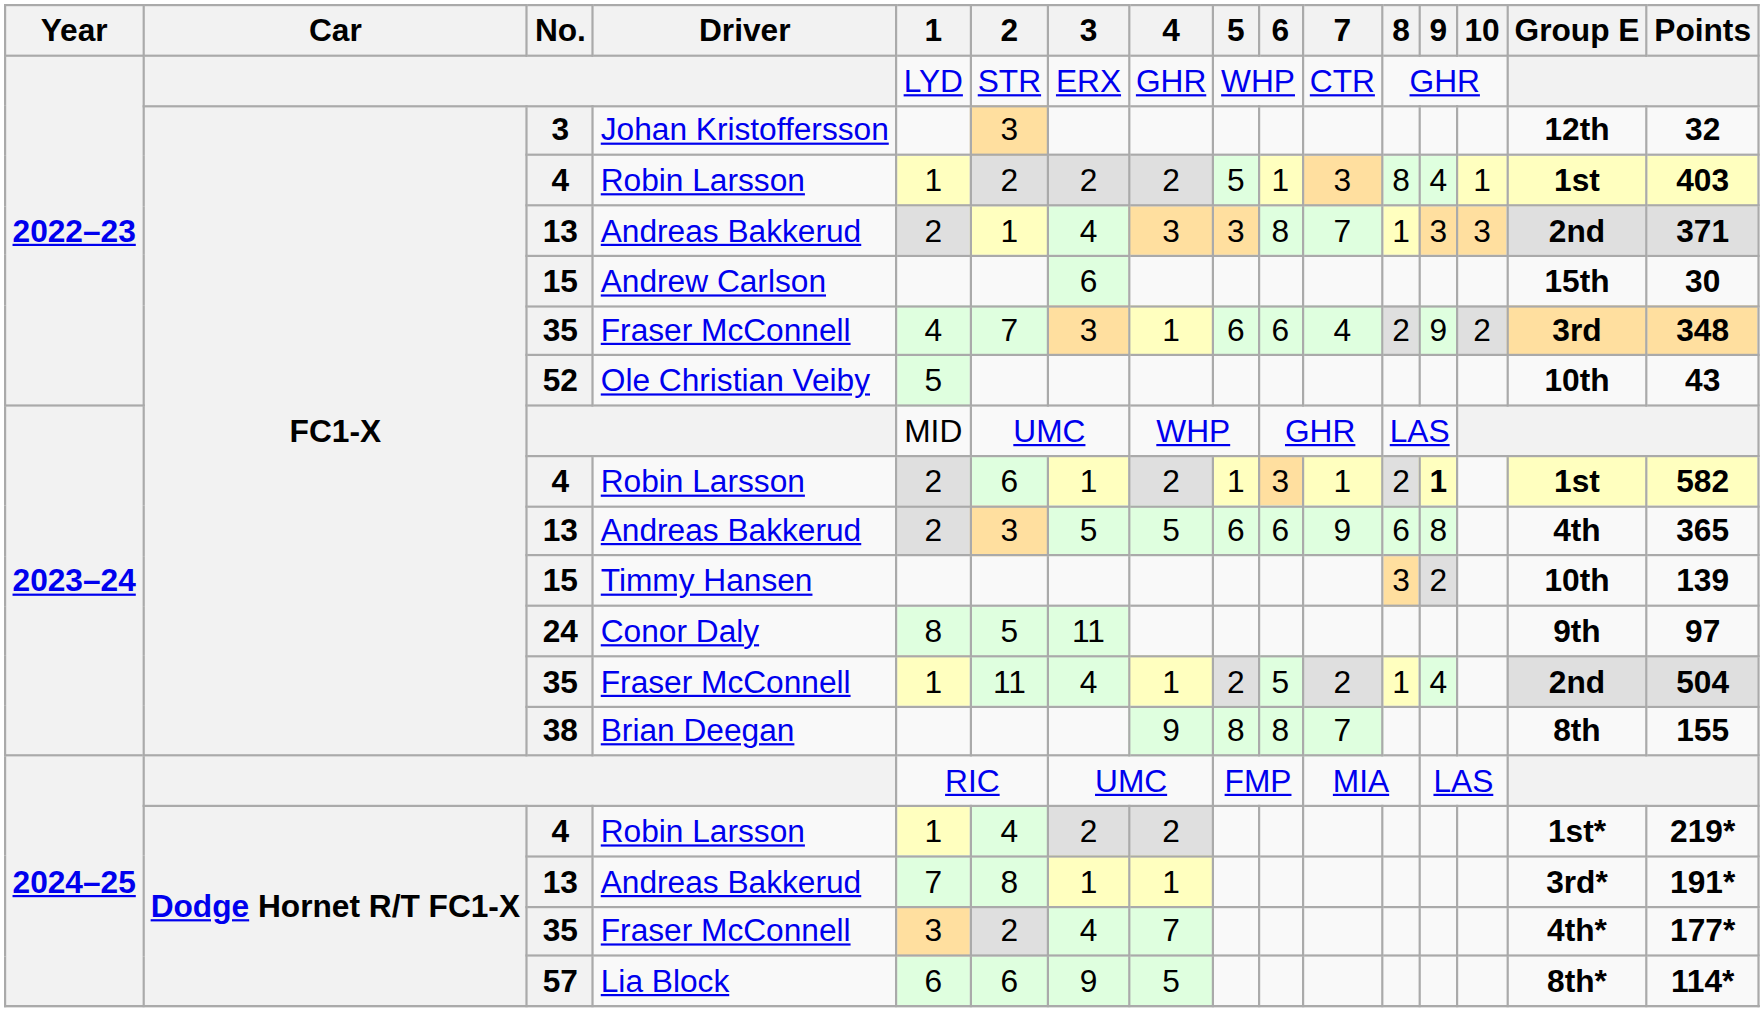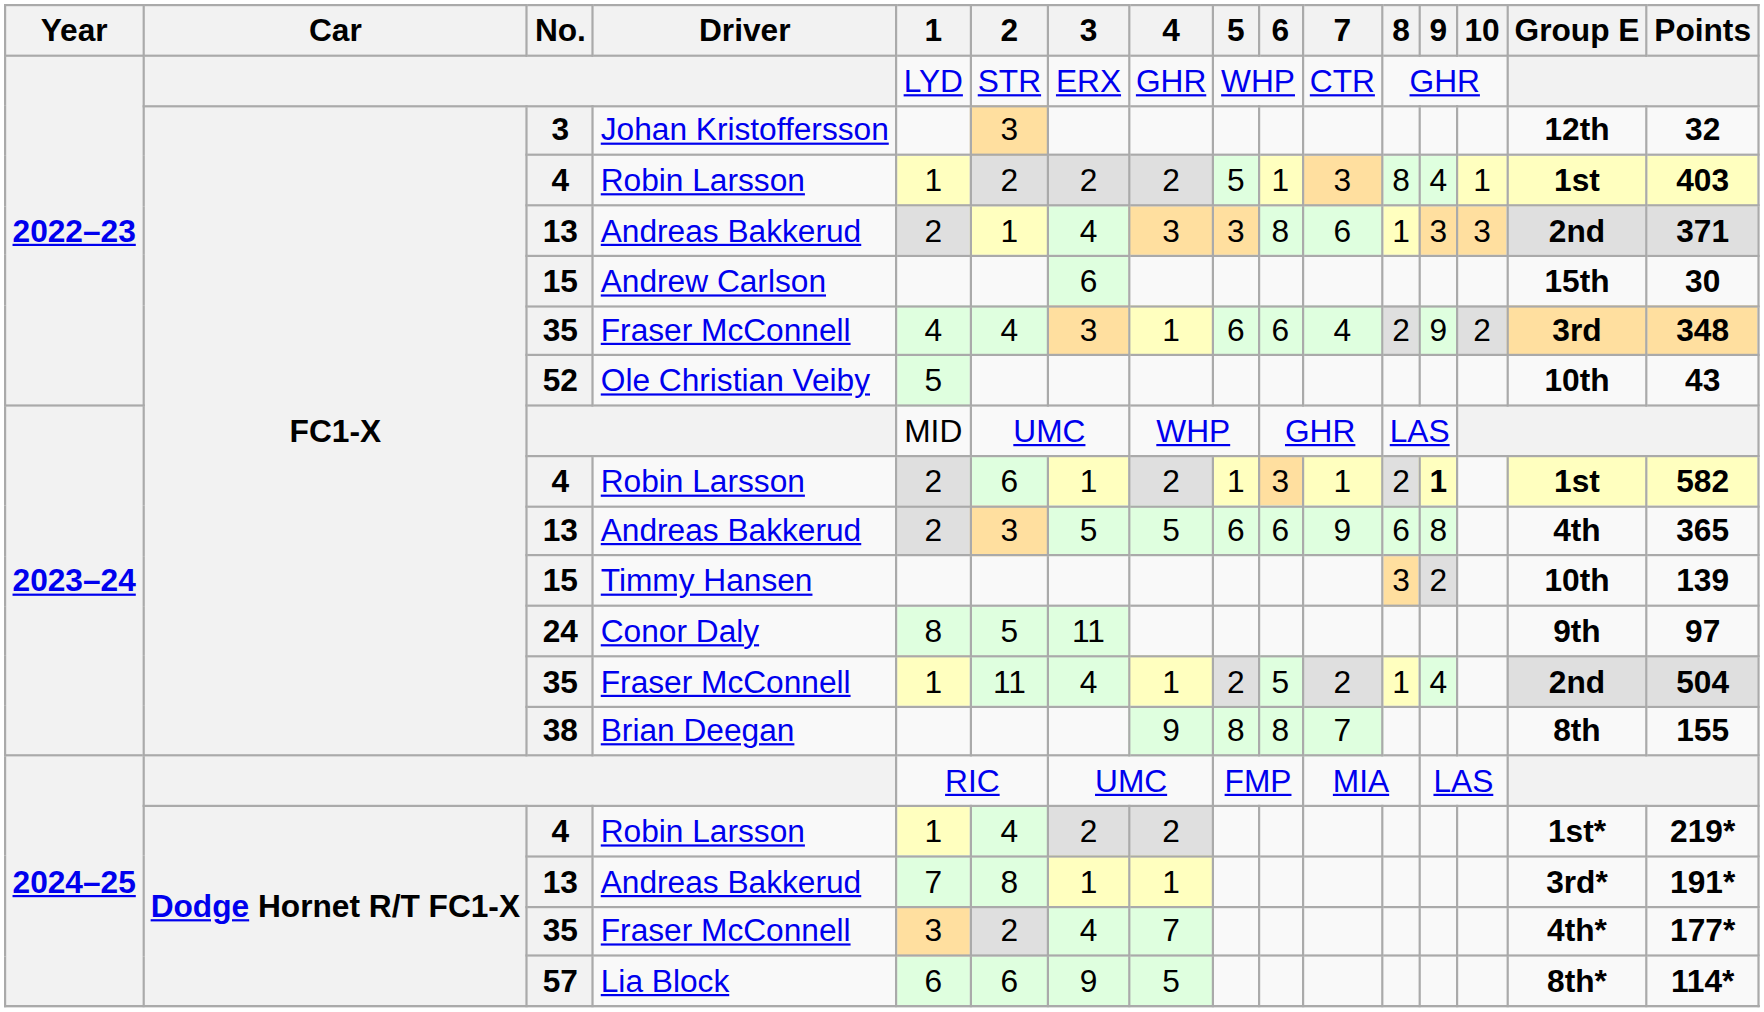(1342, 231) 7 -> (1342, 231) 6
(1009, 331) 7 -> (1009, 331) 4
